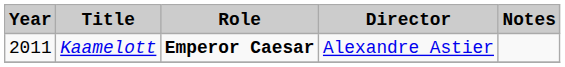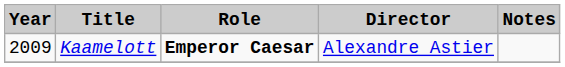(30, 48) 2011 -> (30, 48) 2009
